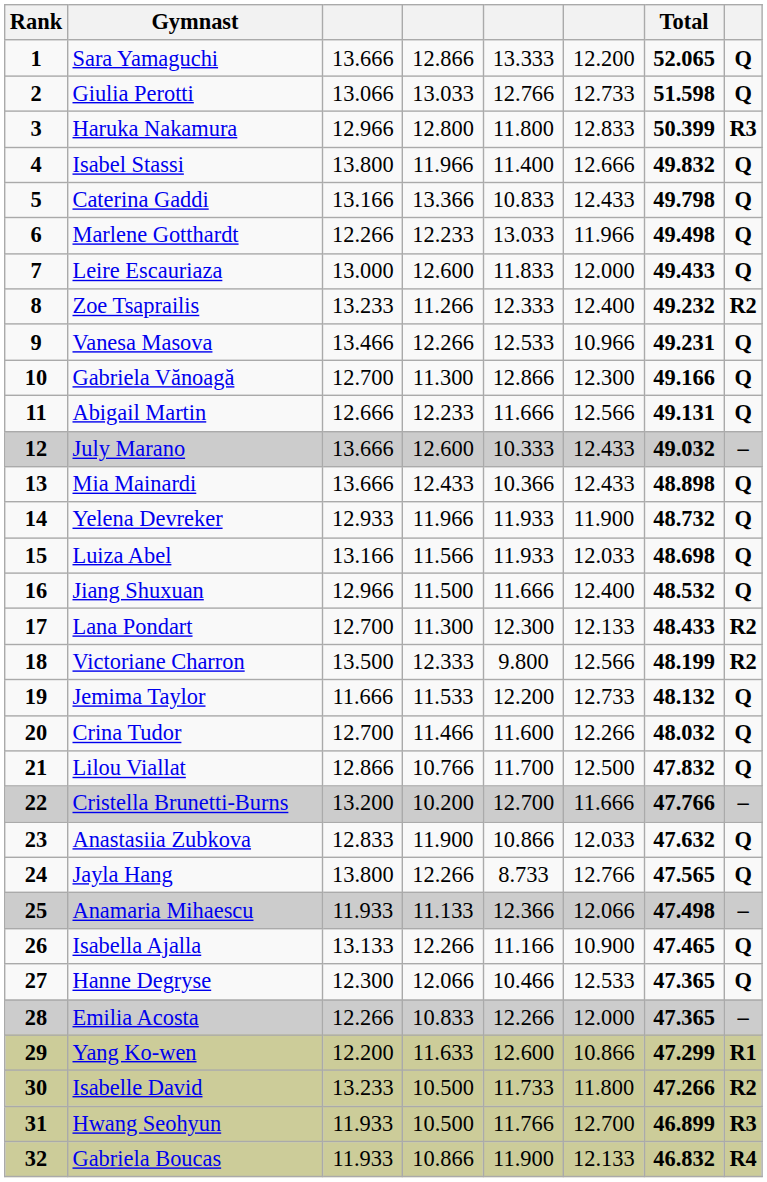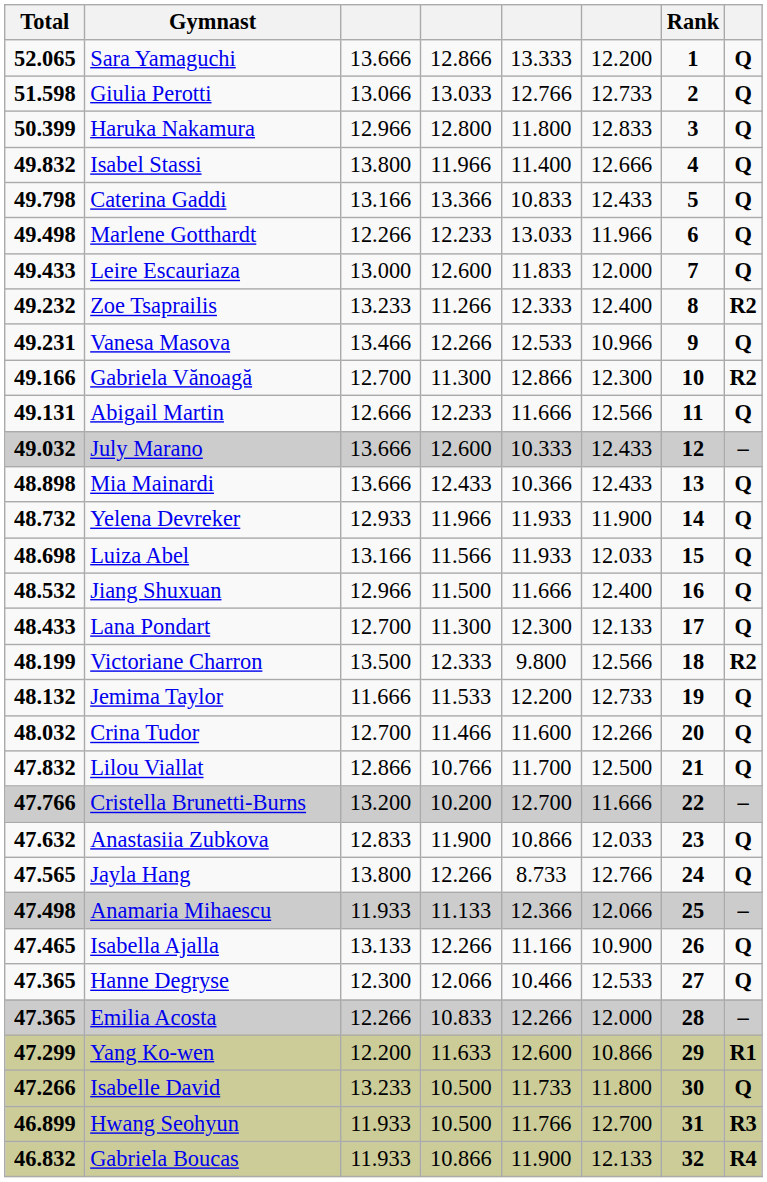columns swapped: (36, 22) <-> (684, 22)
(743, 128) R3 -> (743, 128) Q
(743, 377) Q -> (743, 377) R2
(743, 626) R2 -> (743, 626) Q
(743, 1088) R2 -> (743, 1088) Q
